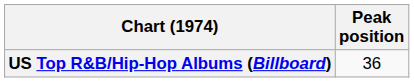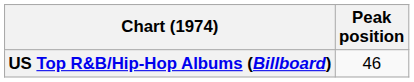(372, 63) 36 -> (372, 63) 46
